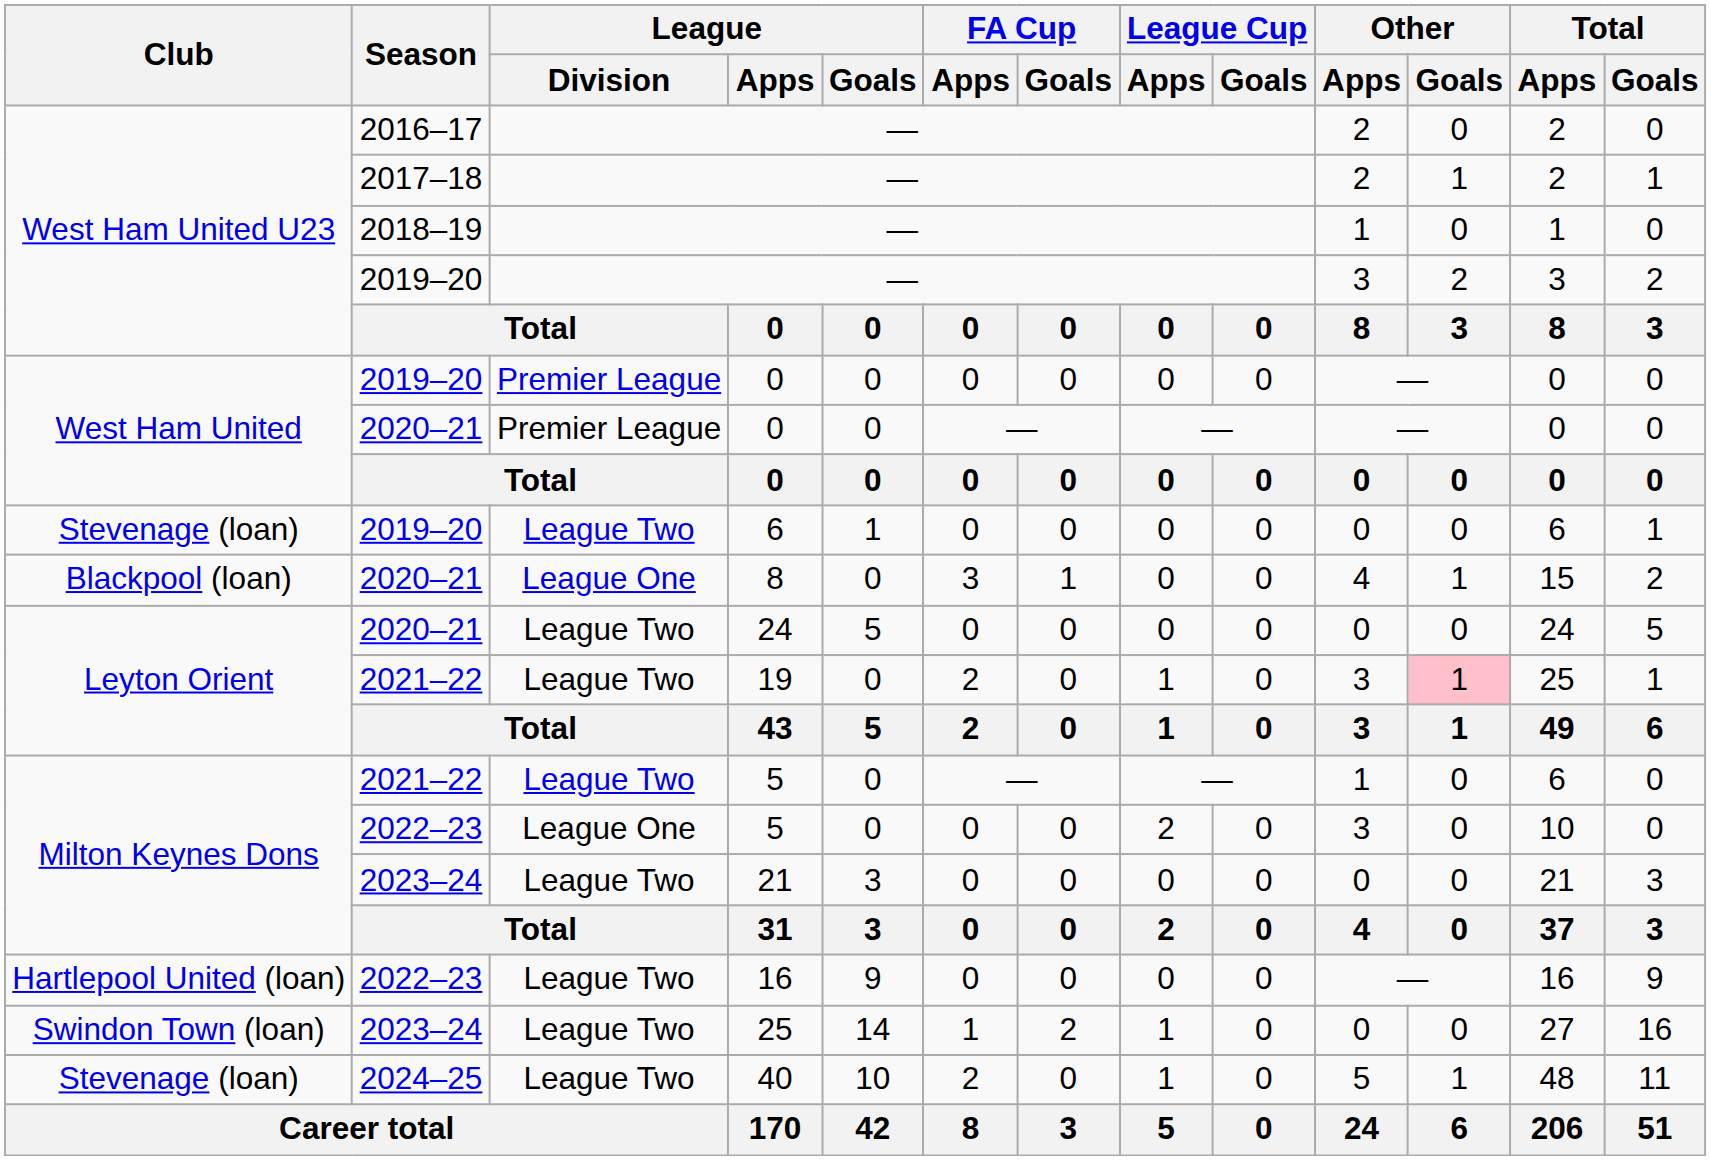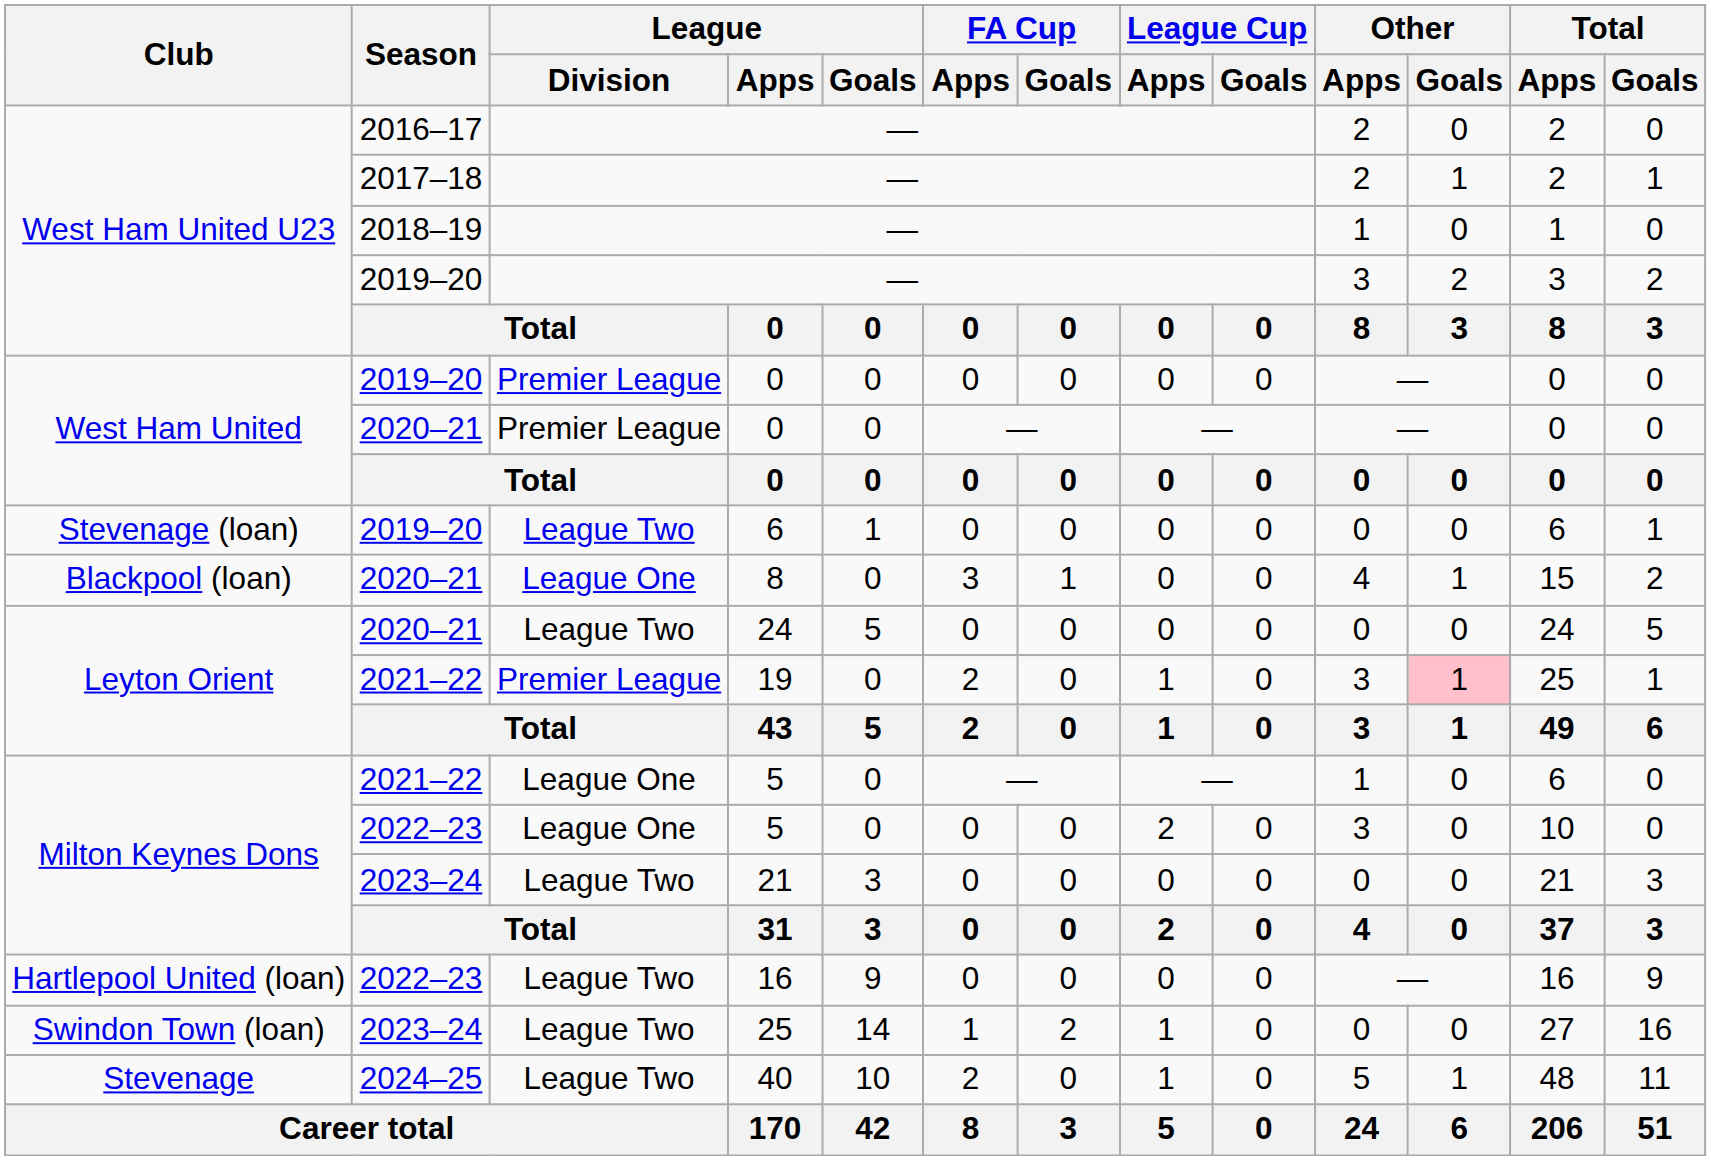(609, 679) League Two -> (609, 679) Premier League
(609, 779) League Two -> (609, 779) League One
(179, 1079) Stevenage (loan) -> (179, 1079) Stevenage
